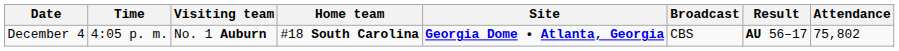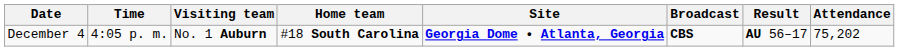(682, 36) normal -> (682, 36) bold
(837, 36) 75,802 -> (837, 36) 75,202
